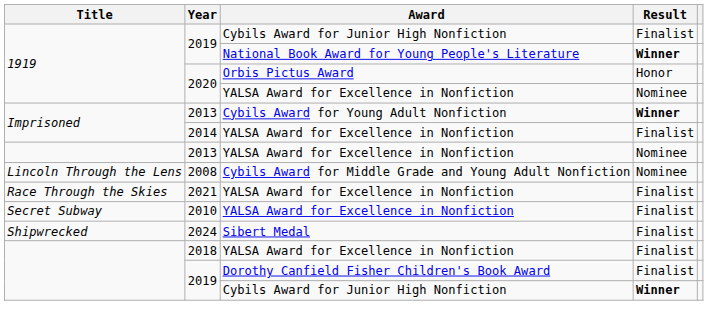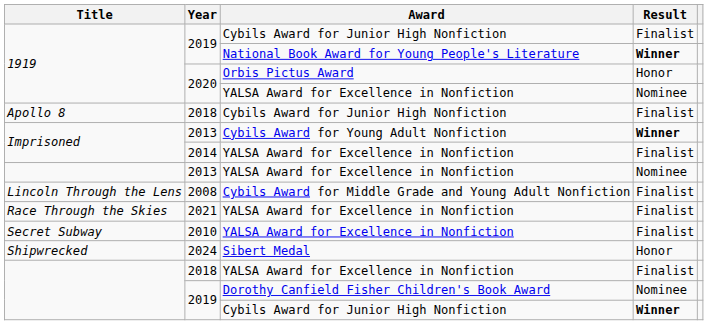+ row: (202, 113)
(662, 172) Nominee -> (665, 192) Finalist
(665, 231) Finalist -> (654, 251) Honor
(665, 270) Finalist -> (662, 290) Nominee
